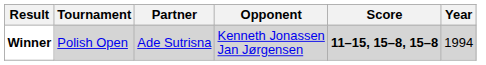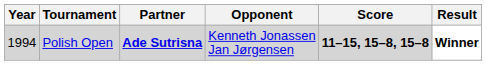columns swapped: (459, 15) <-> (29, 15)
(174, 43) normal -> (162, 43) bold
